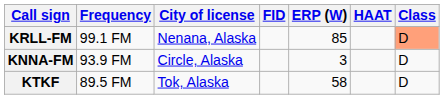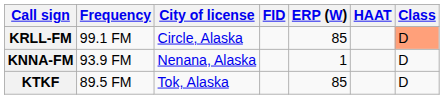(207, 37) Nenana, Alaska -> (200, 37) Circle, Alaska
(200, 60) Circle, Alaska -> (207, 60) Nenana, Alaska
(343, 60) 3 -> (343, 60) 1
(339, 82) 58 -> (339, 82) 85
